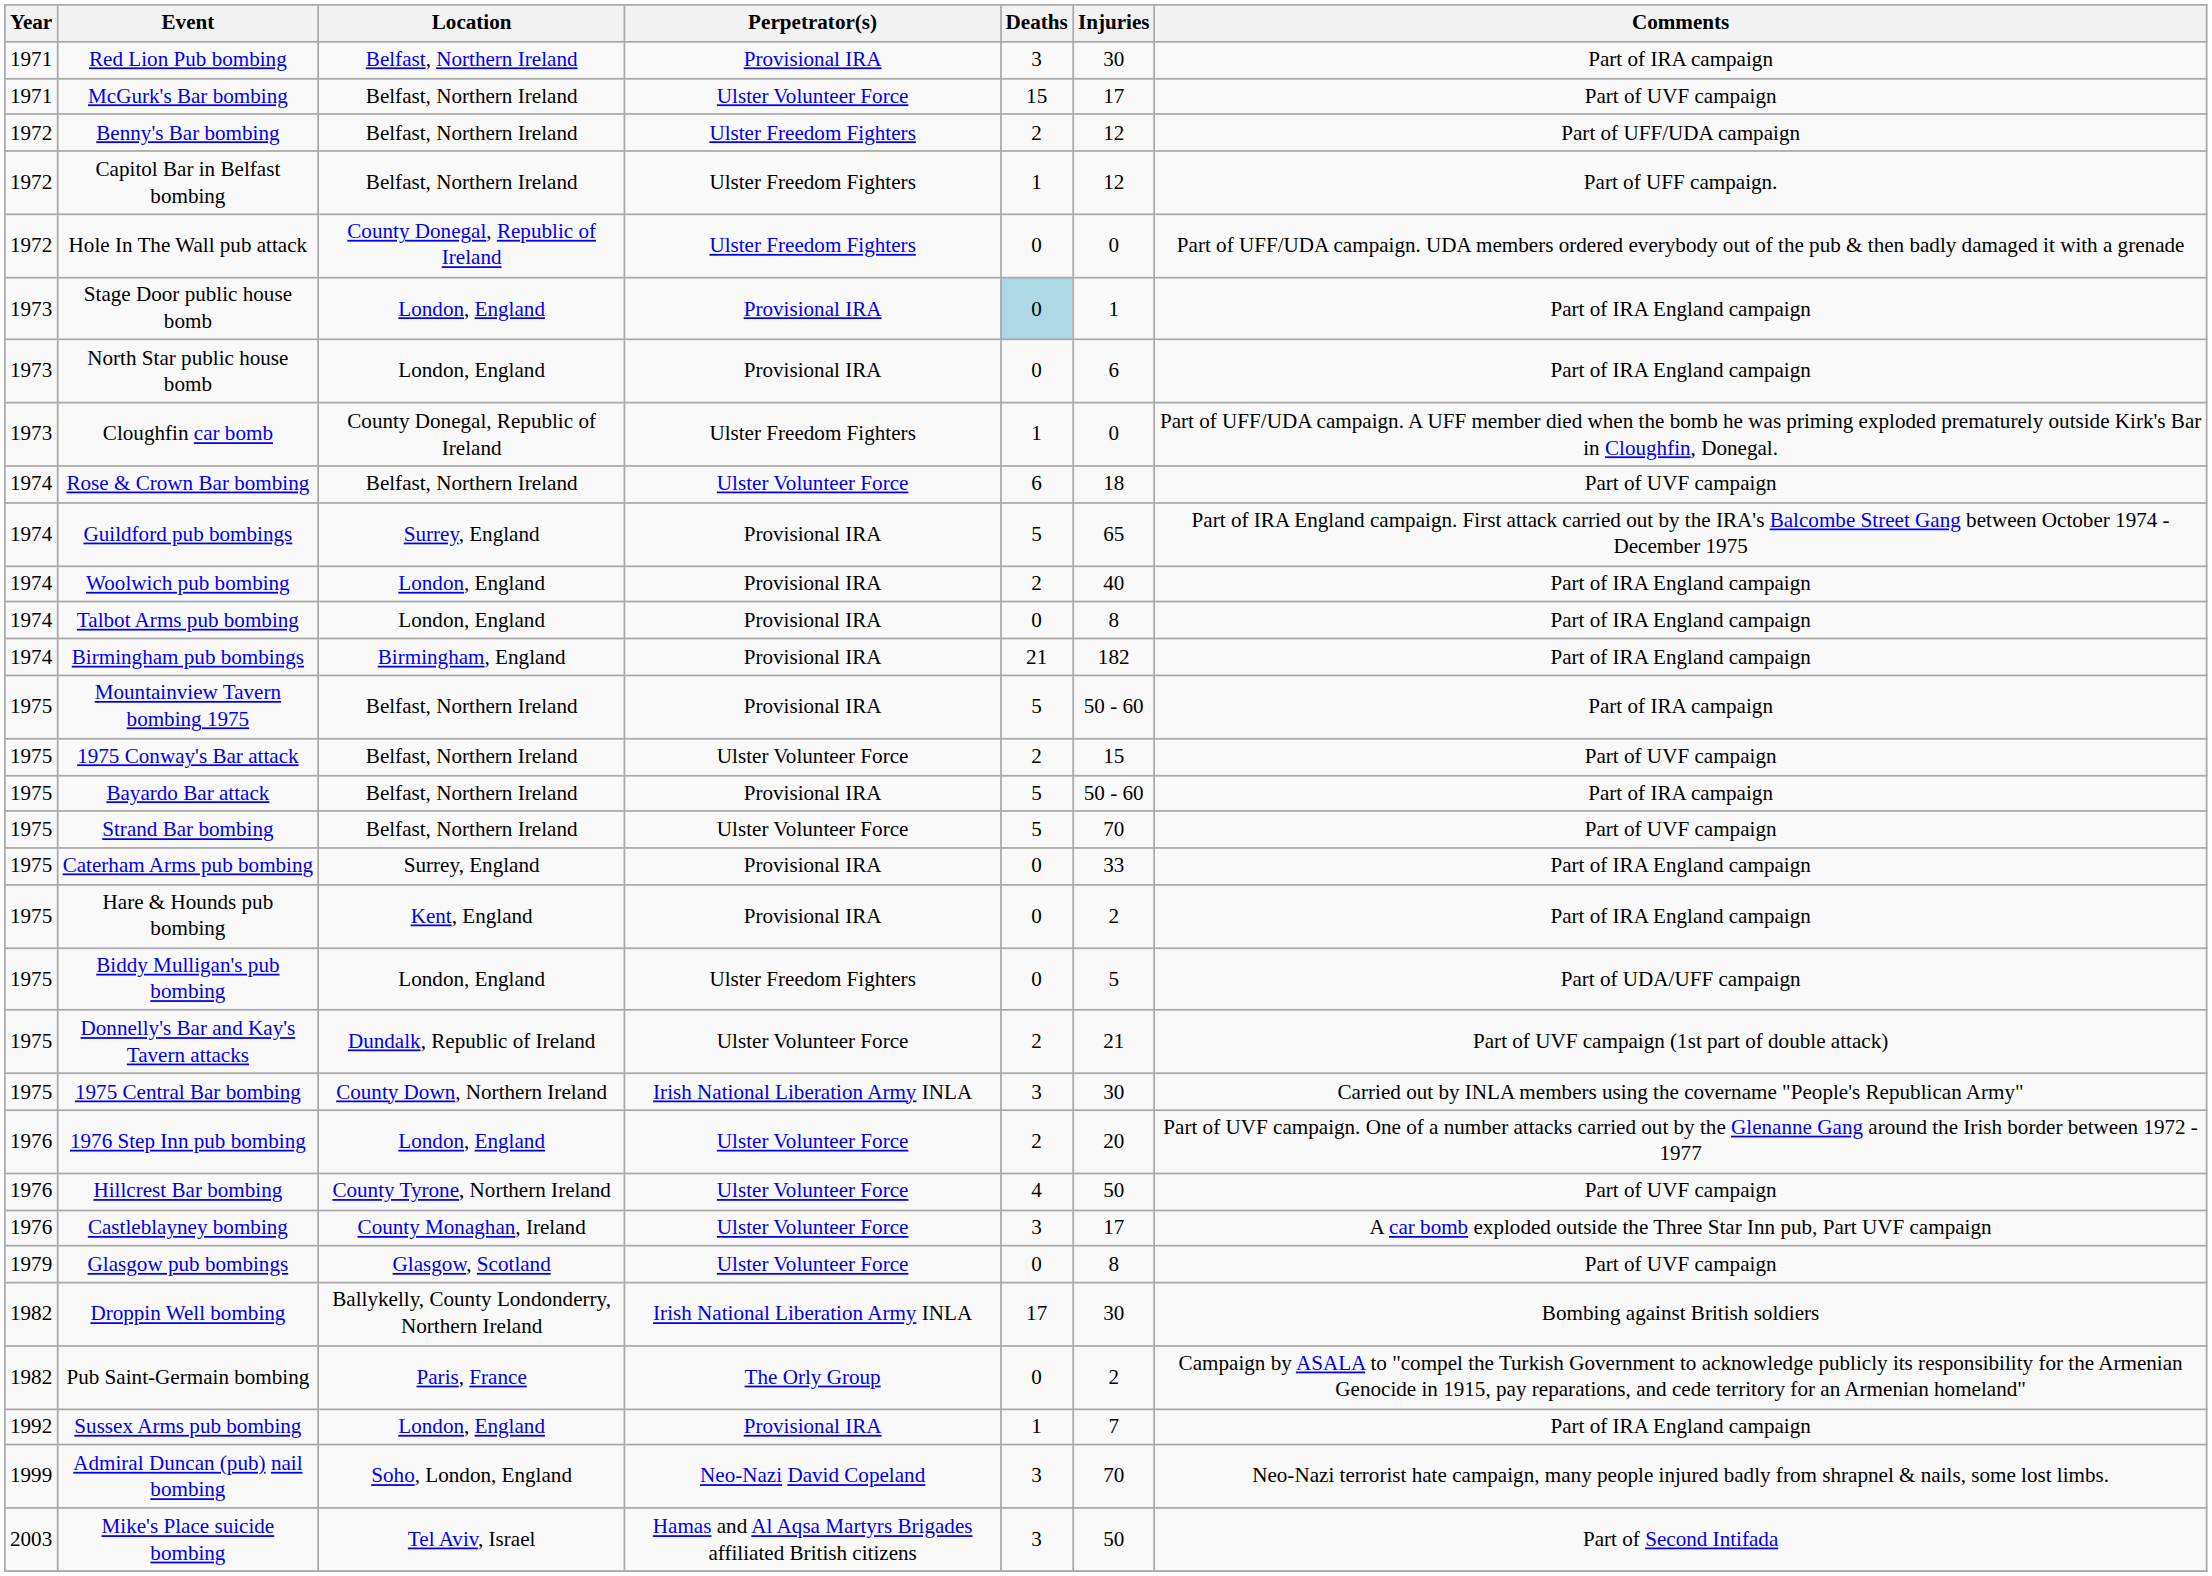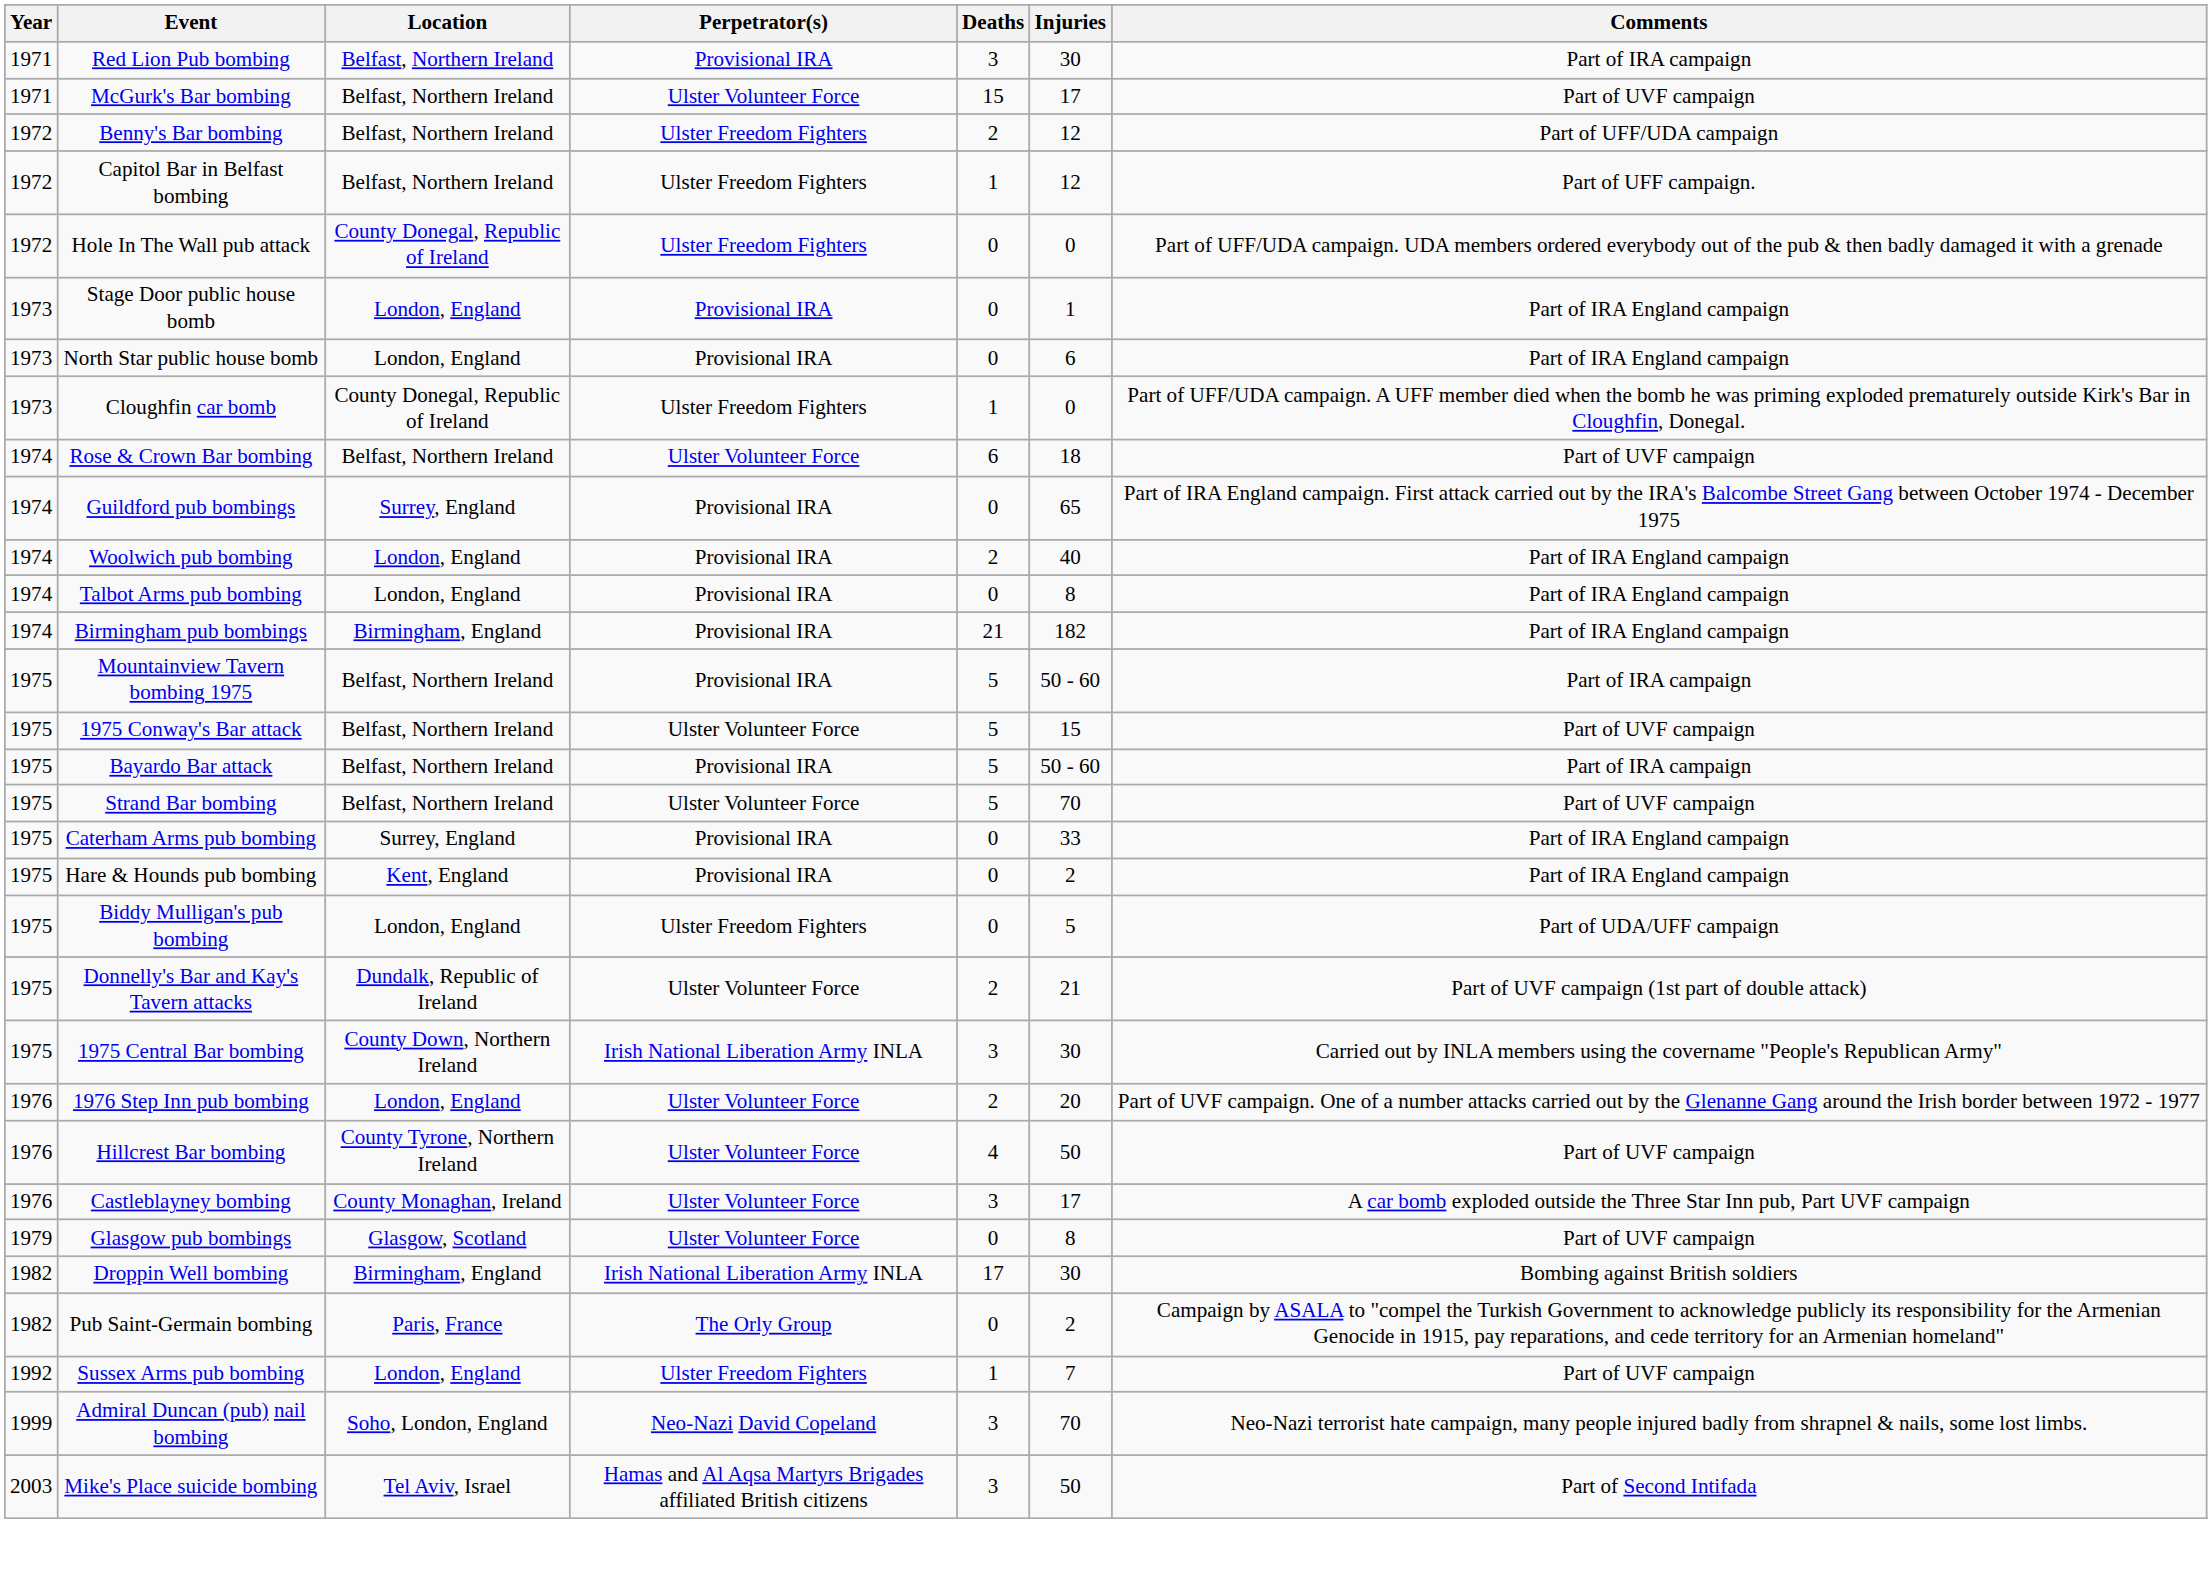(1037, 308) lightblue background -> (993, 308) no background
(1037, 533) 5 -> (993, 507) 0
(1037, 756) 2 -> (993, 729) 5
(472, 1313) Ballykelly, County Londonderry, Northern Ireland -> (447, 1274) Birmingham, England
(813, 1426) Provisional IRA -> (764, 1373) Ulster Freedom Fighters
(1681, 1426) Part of IRA England campaign -> (1659, 1373) Part of UVF campaign
